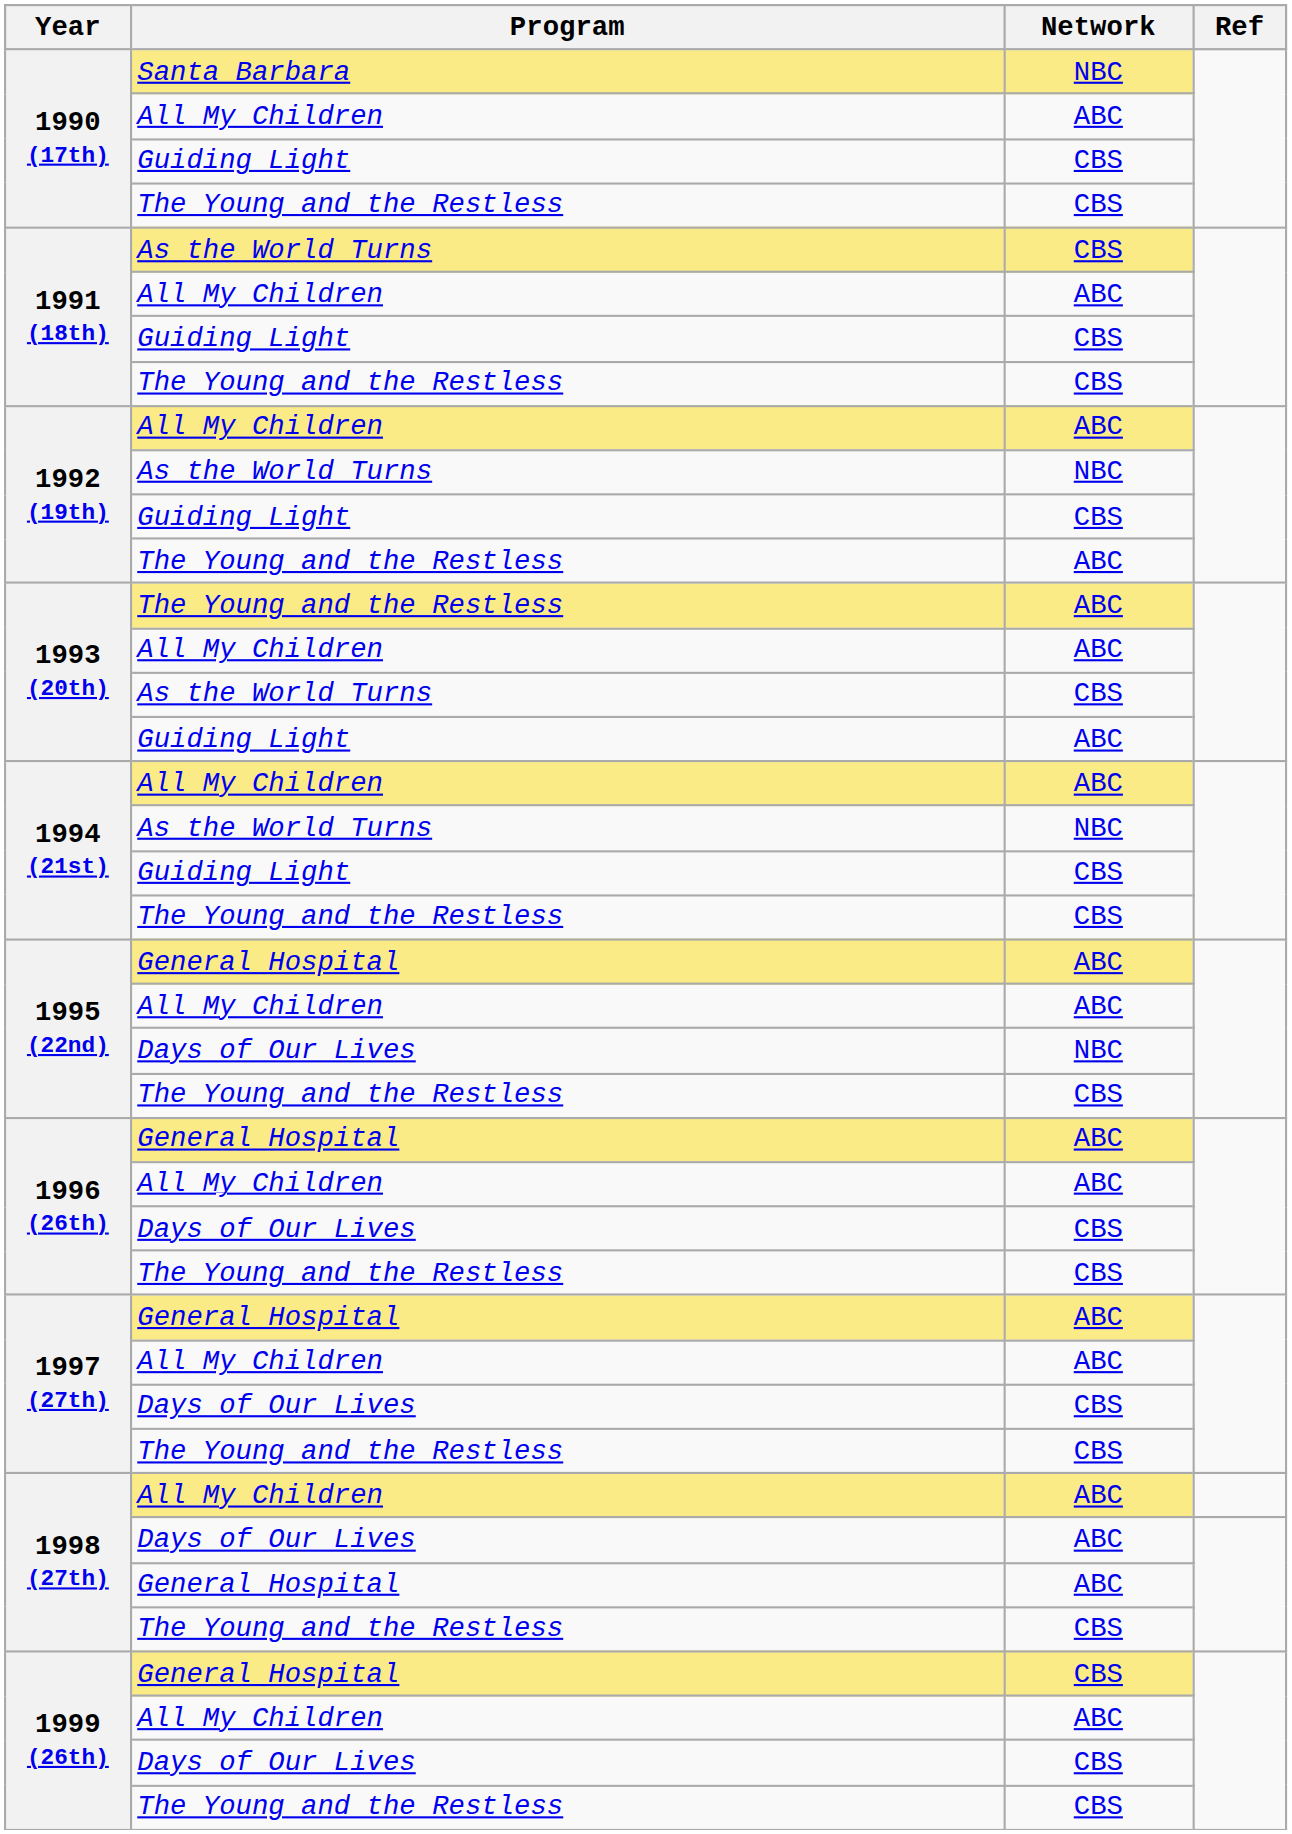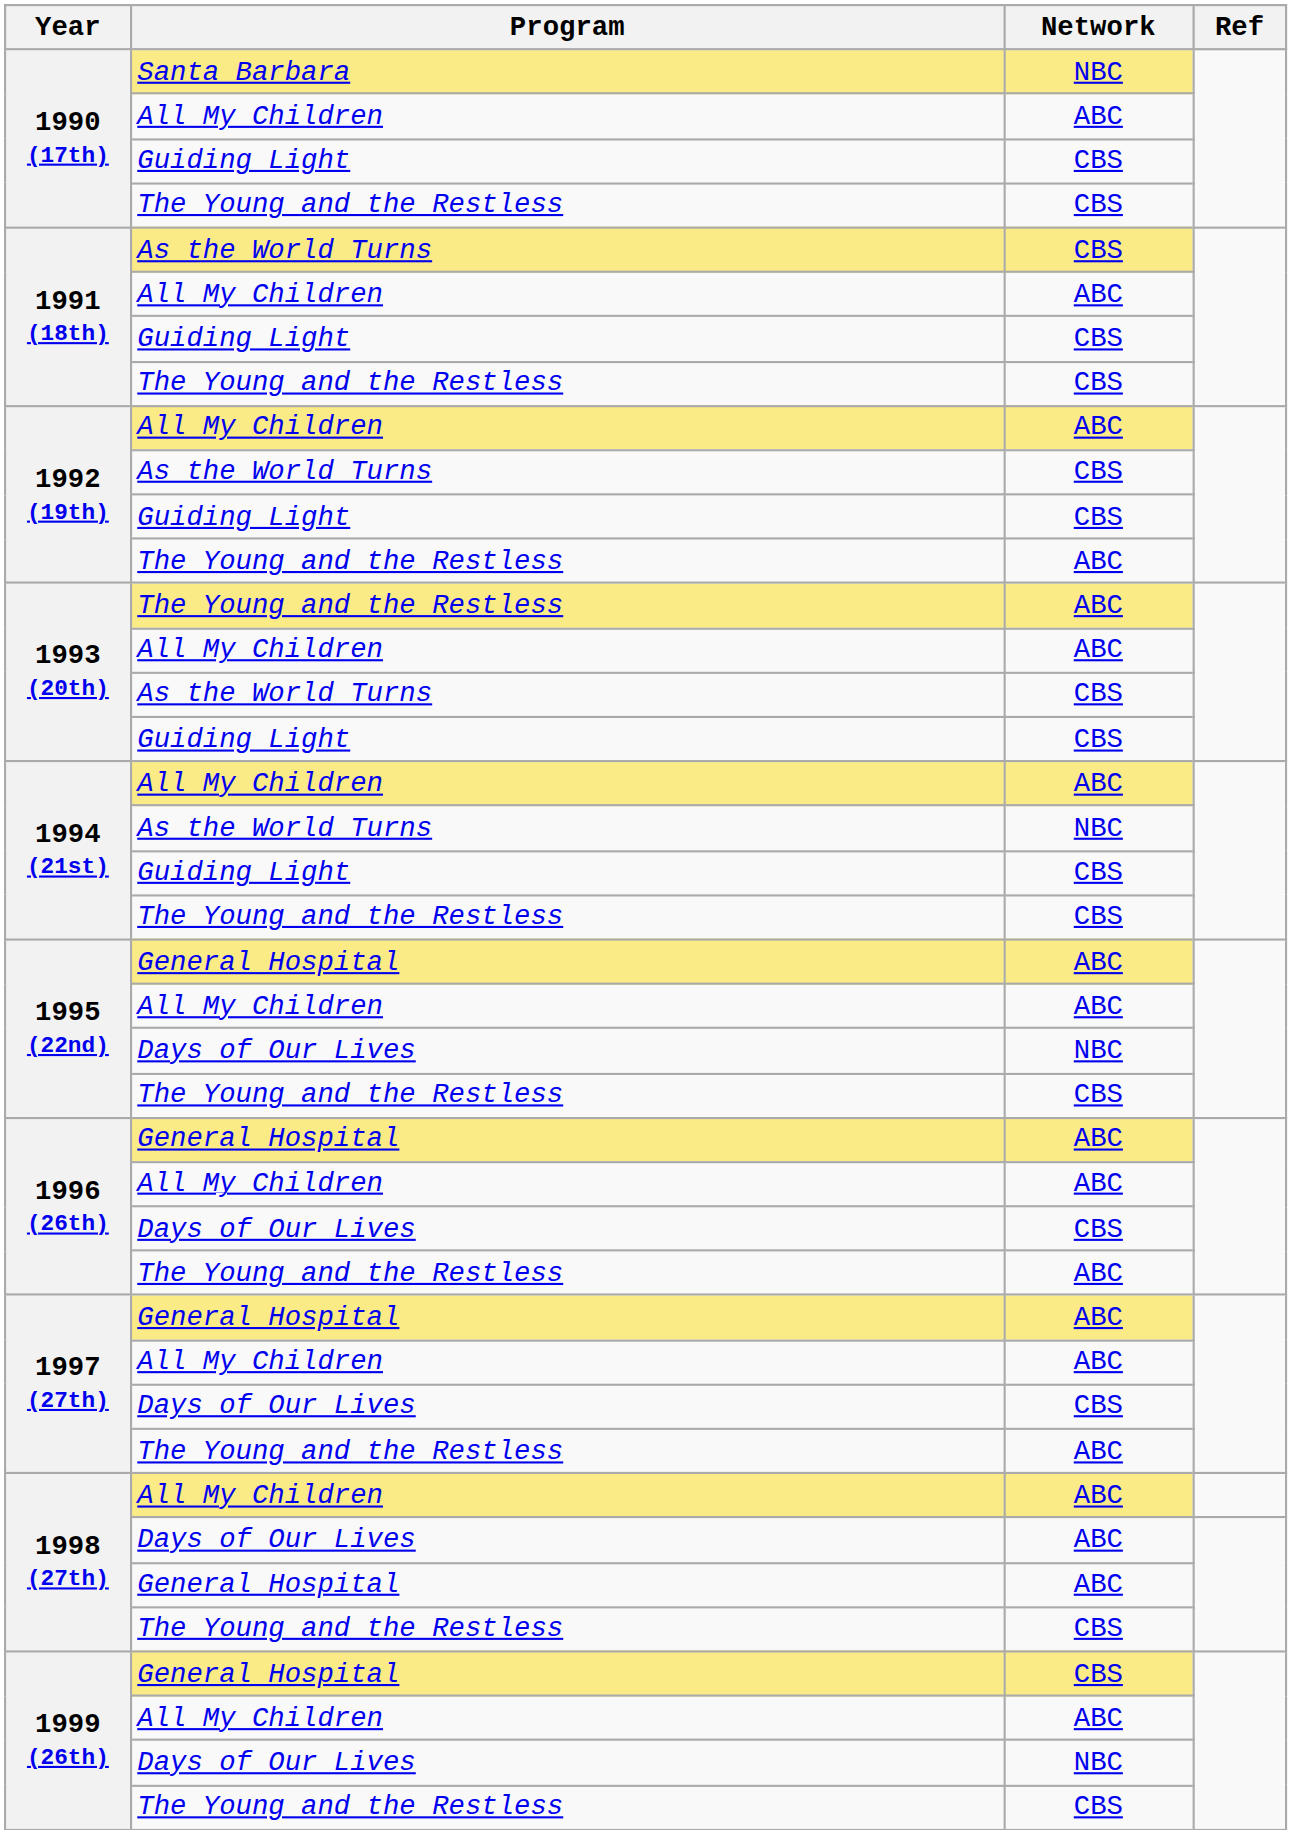(1098, 472) NBC -> (1098, 472) CBS
(1098, 739) ABC -> (1098, 739) CBS
(1098, 1273) CBS -> (1098, 1273) ABC
(1098, 1451) CBS -> (1098, 1451) ABC
(1098, 1763) CBS -> (1098, 1763) NBC
